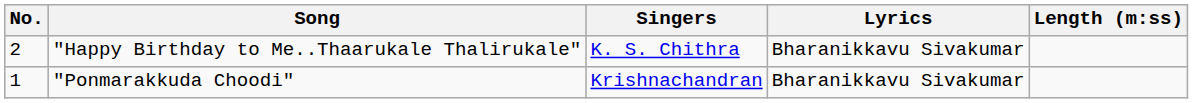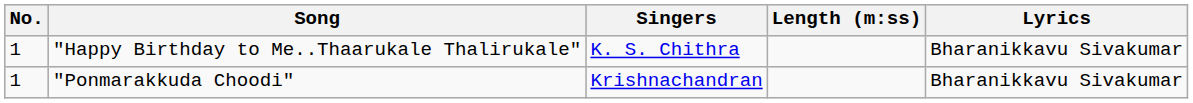columns swapped: (898, 21) <-> (1108, 21)
(15, 51) 2 -> (15, 51) 1
